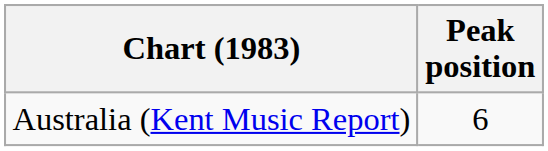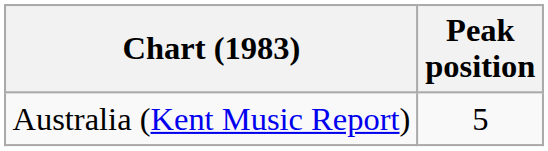(480, 118) 6 -> (480, 118) 5
